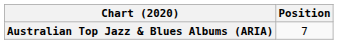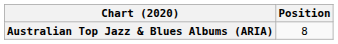(304, 31) 7 -> (304, 31) 8
